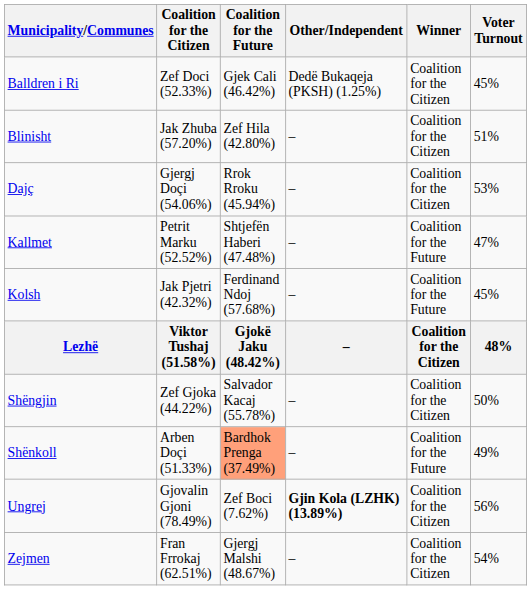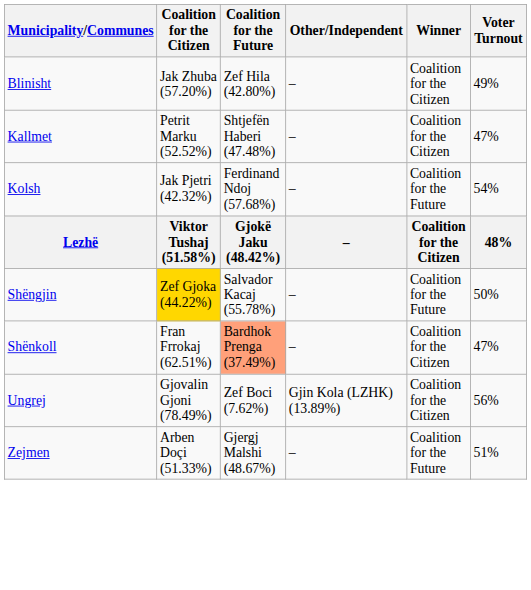- row: (43, 83)
(486, 136) 51% -> (486, 83) 49%
- row: (21, 189)
(436, 242) Coalition for the Future -> (436, 136) Coalition for the Citizen
(486, 294) 45% -> (486, 189) 54%
(188, 400) no background -> (188, 294) gold background
(436, 400) Coalition for the Citizen -> (436, 294) Coalition for the Future
(186, 453) Arben Doçi (51.33%) -> (186, 347) Fran Frrokaj (62.51%)
(436, 453) Coalition for the Future -> (436, 347) Coalition for the Citizen
(486, 453) 49% -> (486, 347) 47%
(344, 505) bold -> (341, 400) normal
(186, 558) Fran Frrokaj (62.51%) -> (186, 453) Arben Doçi (51.33%)
(436, 558) Coalition for the Citizen -> (436, 453) Coalition for the Future
(486, 558) 54% -> (486, 453) 51%
